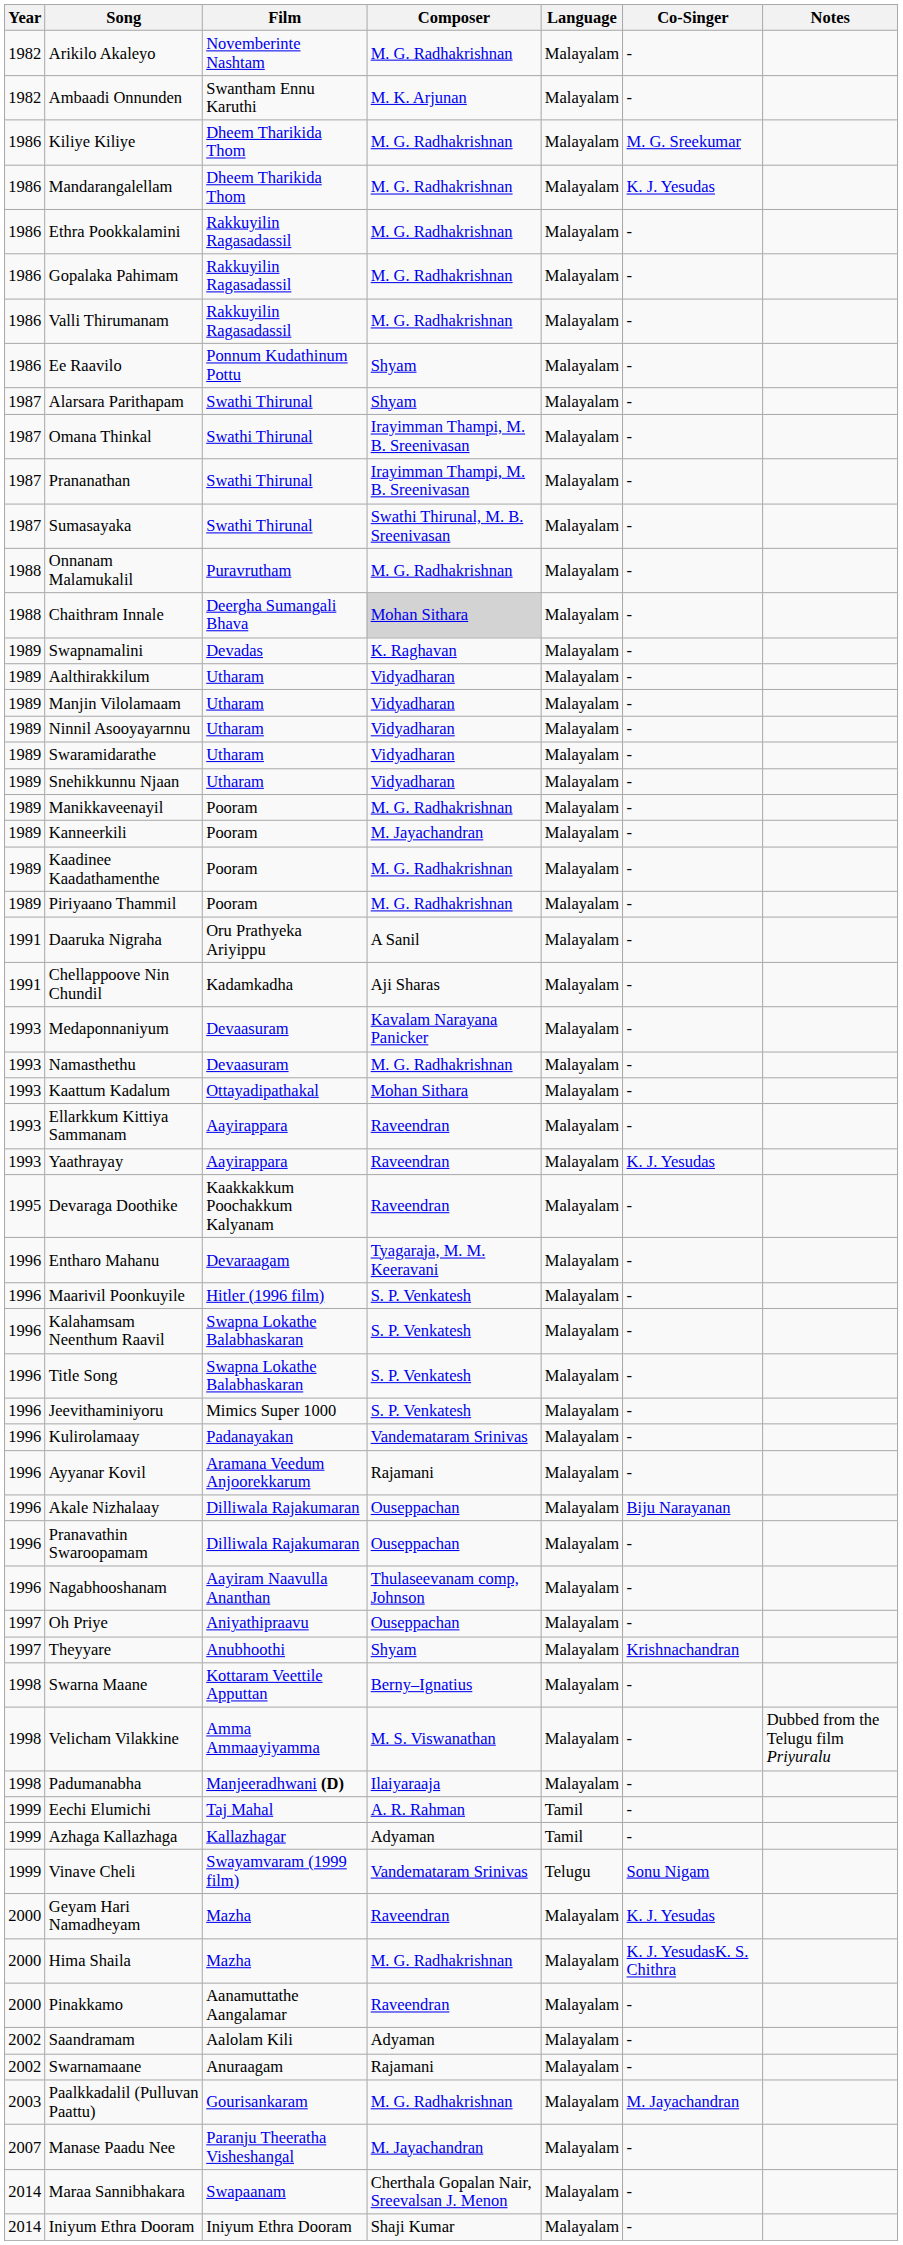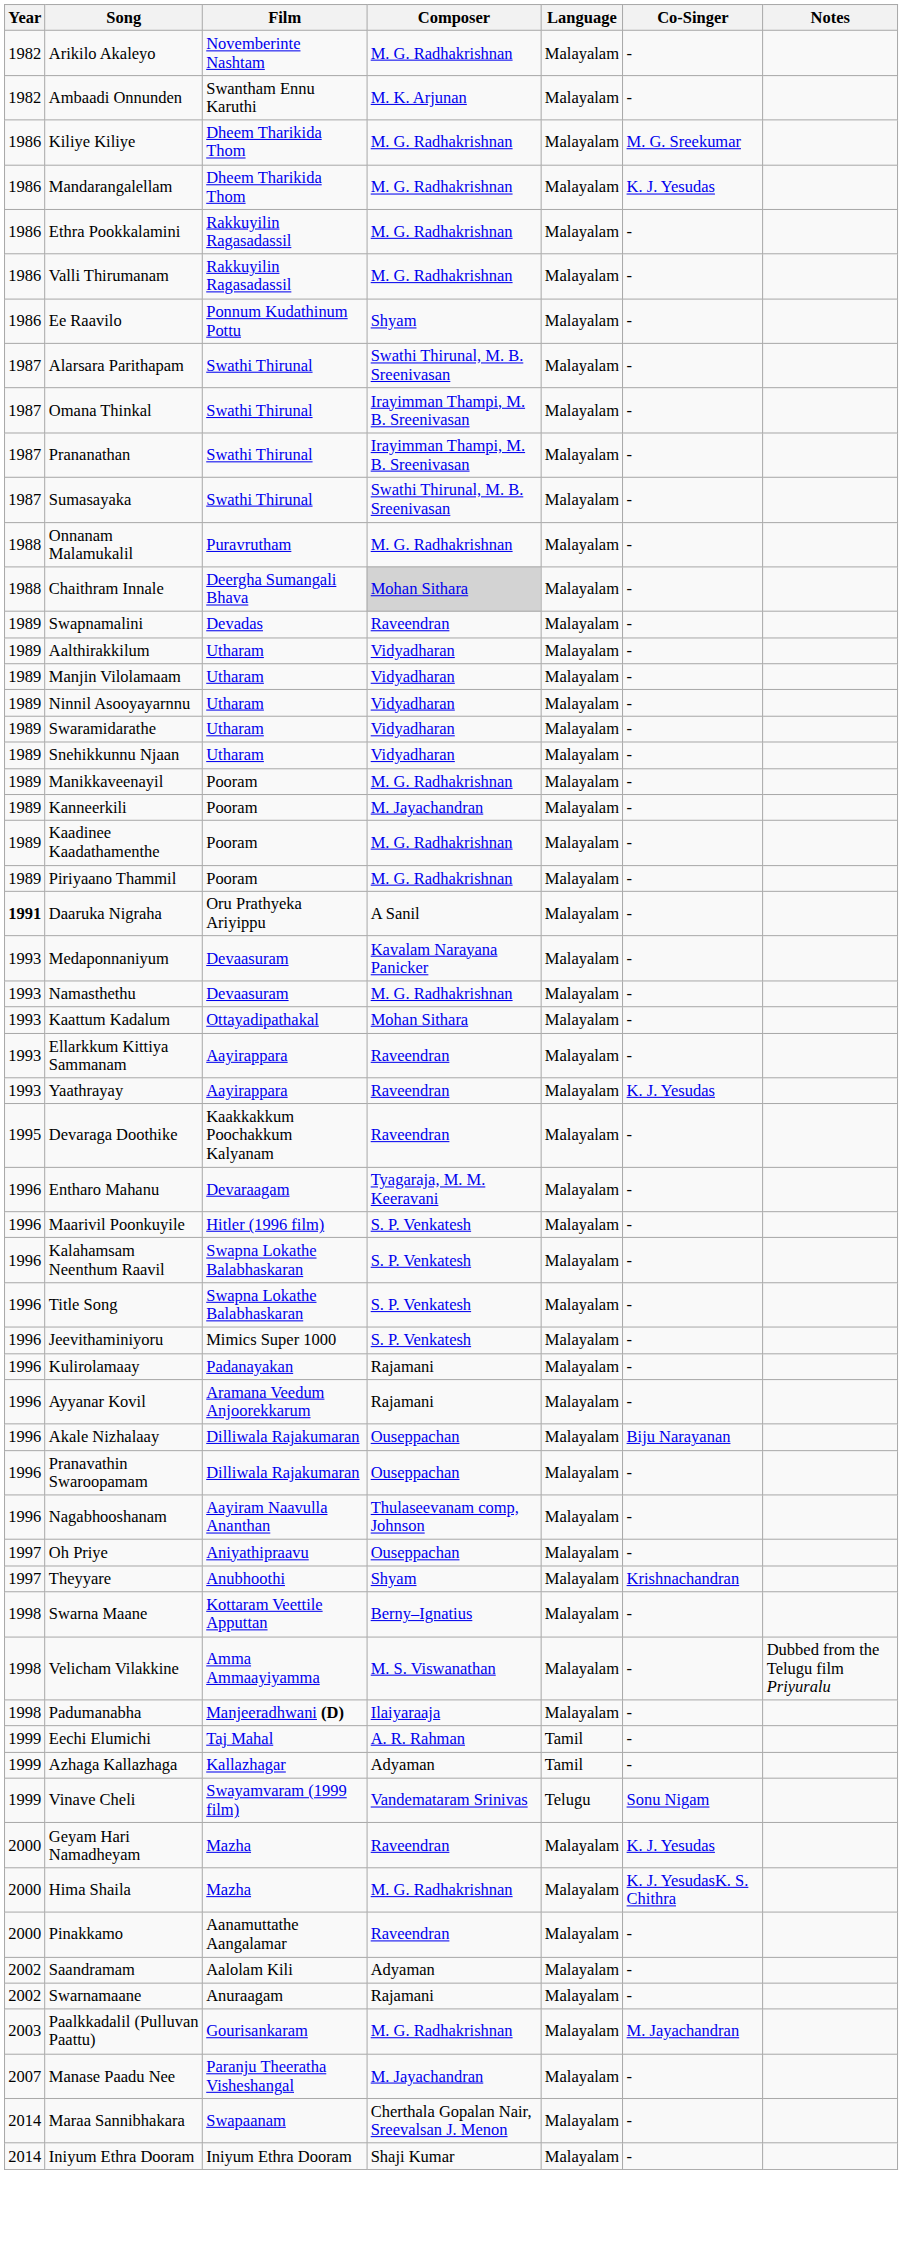- row: (114, 276)
(394, 401) Shyam -> (447, 365) Swathi Thirunal, M. B. Sreenivasan
(414, 650) K. Raghavan -> (410, 624) Raveendran
(25, 939) normal -> (25, 913) bold
- row: (109, 984)
(449, 1437) Vandemataram Srinivas -> (402, 1366) Rajamani
